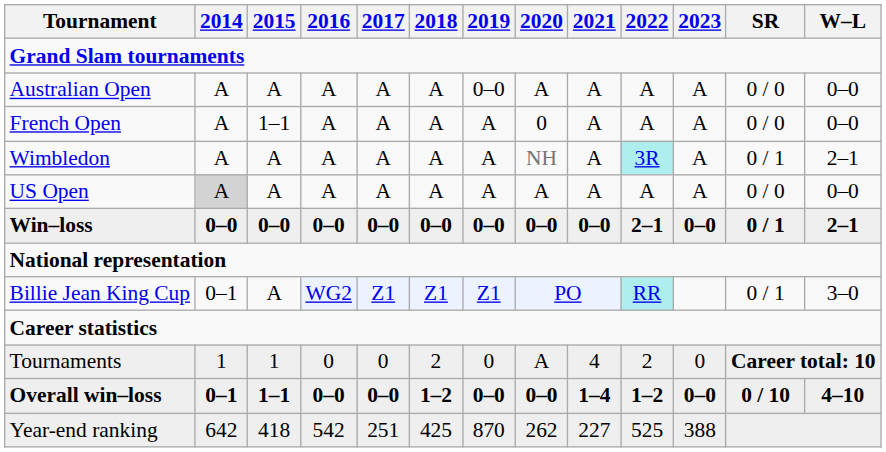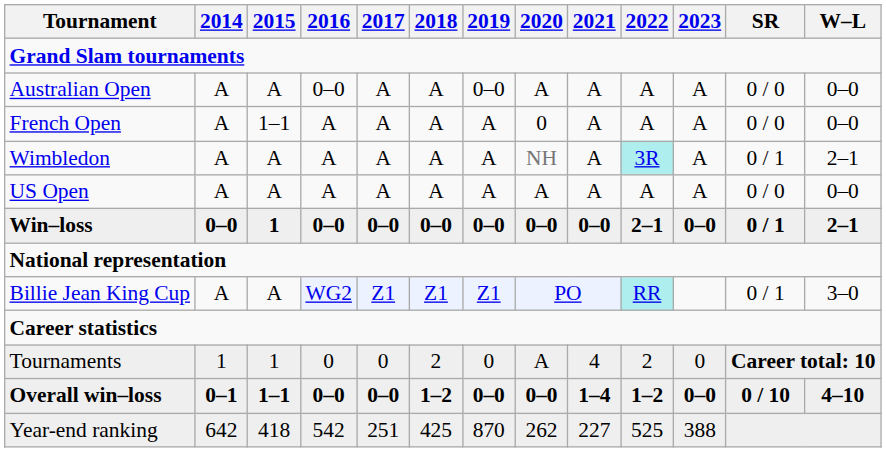(329, 89) A -> (329, 89) 0–0
(221, 191) lightgrey background -> (221, 191) no background
(274, 225) 0–0 -> (274, 225) 1
(221, 293) 0–1 -> (221, 293) A
